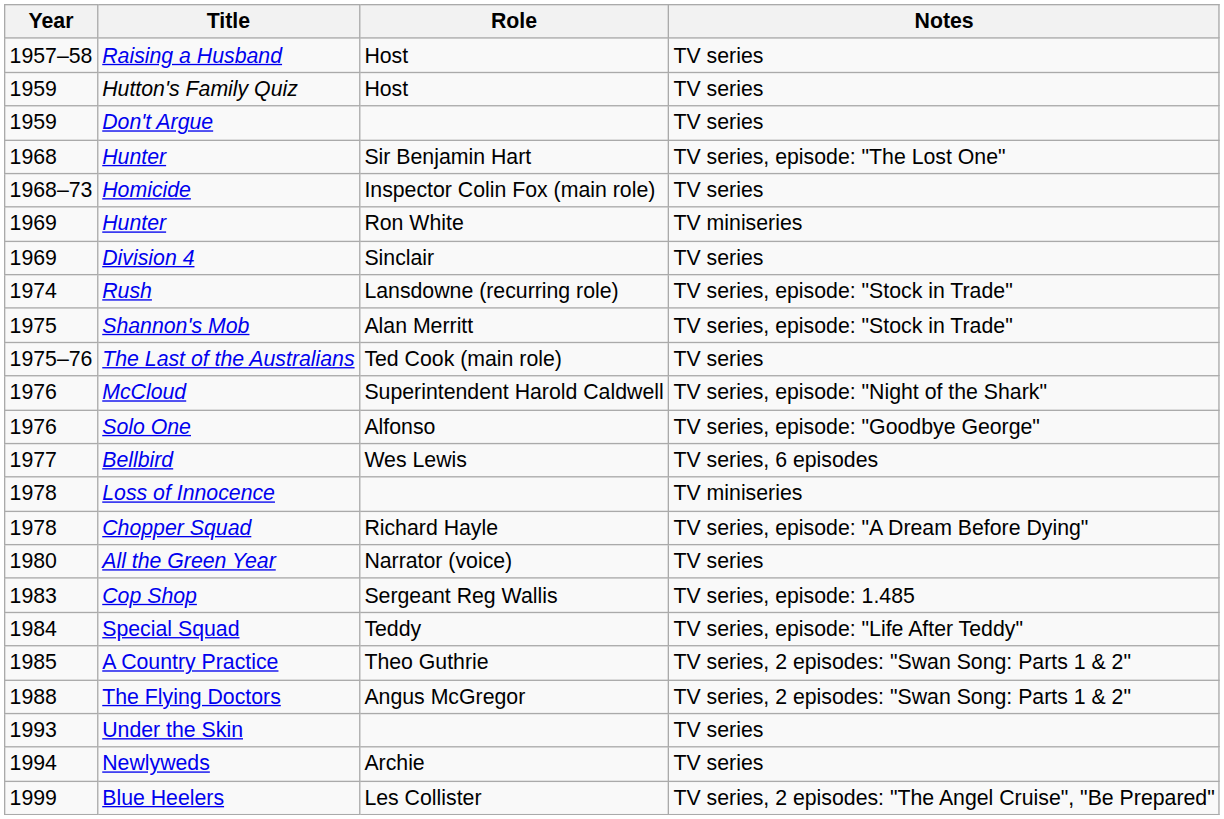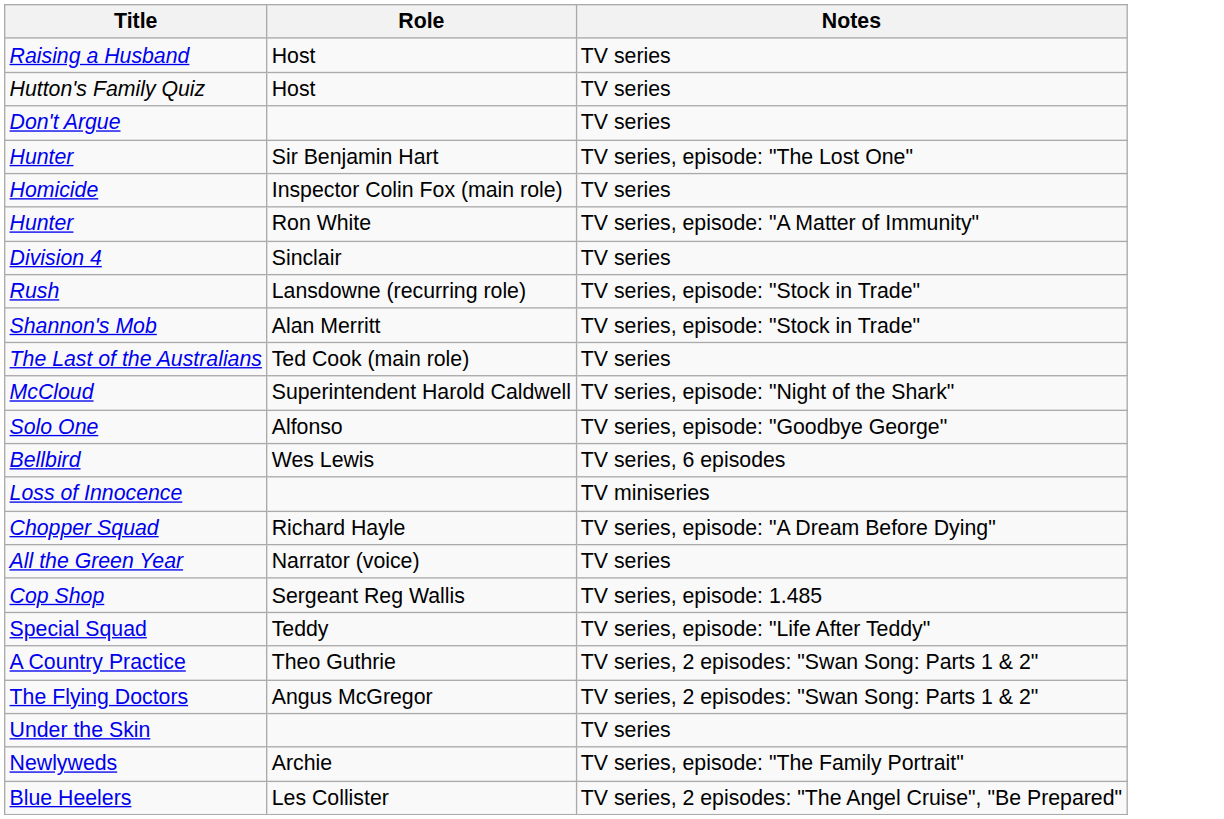- column: (51, 21)
(738, 223) TV miniseries -> (780, 223) TV series, episode: "A Matter of Immunity"
(718, 763) TV series -> (772, 763) TV series, episode: "The Family Portrait"
